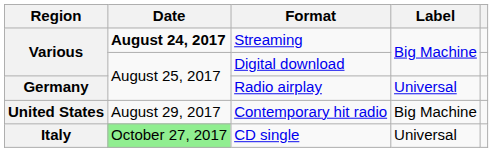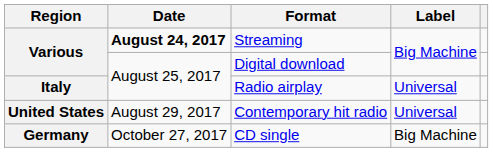(56, 87) Germany -> (56, 87) Italy
(435, 111) Big Machine -> (425, 111) Universal
(56, 135) Italy -> (56, 135) Germany
(169, 135) lightgreen background -> (169, 135) no background
(425, 135) Universal -> (435, 135) Big Machine
